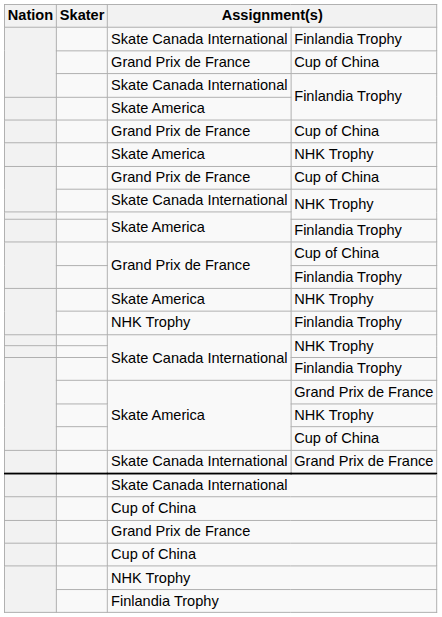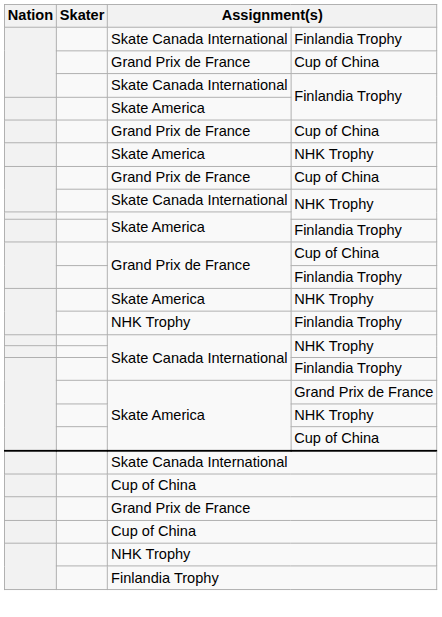- row: (199, 461)
